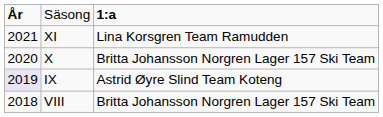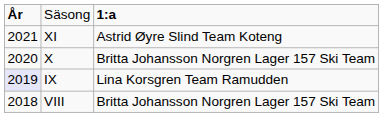(192, 36) Lina Korsgren Team Ramudden -> (189, 36) Astrid Øyre Slind Team Koteng
(189, 79) Astrid Øyre Slind Team Koteng -> (192, 79) Lina Korsgren Team Ramudden
